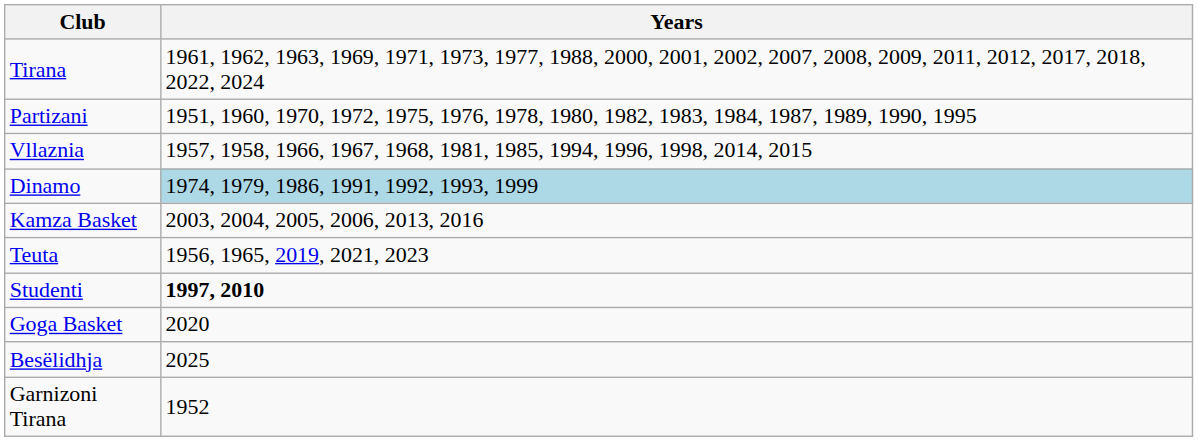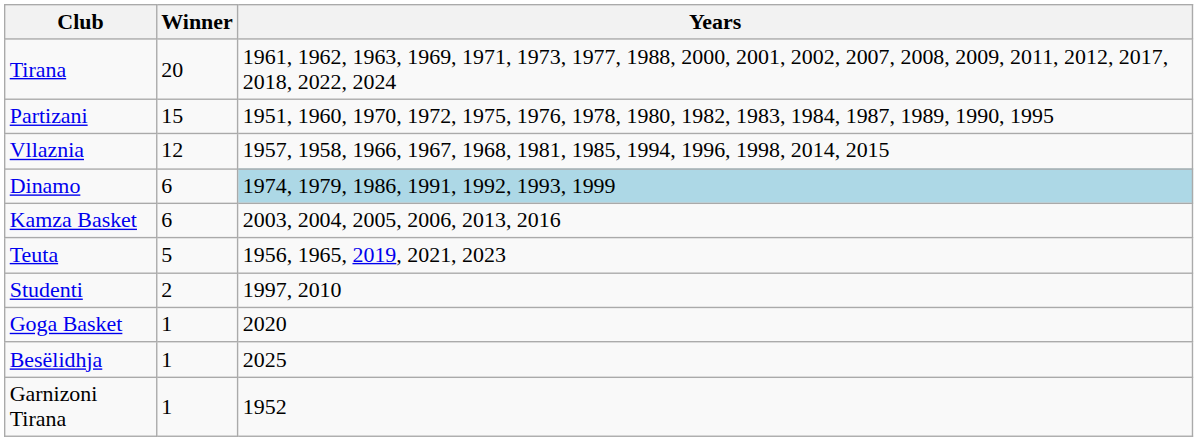+ column: (197, 21)
(215, 289) bold -> (292, 289) normal
